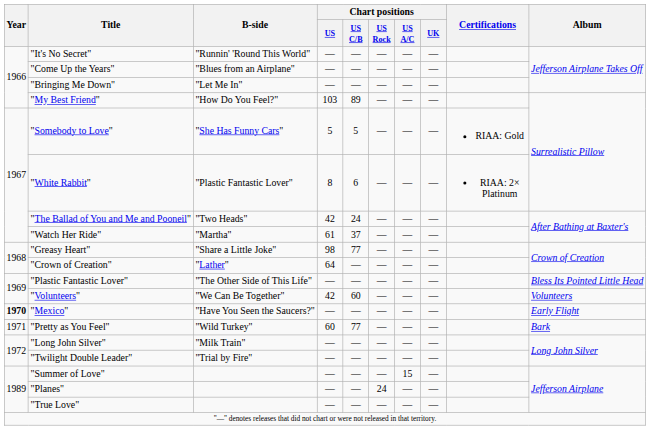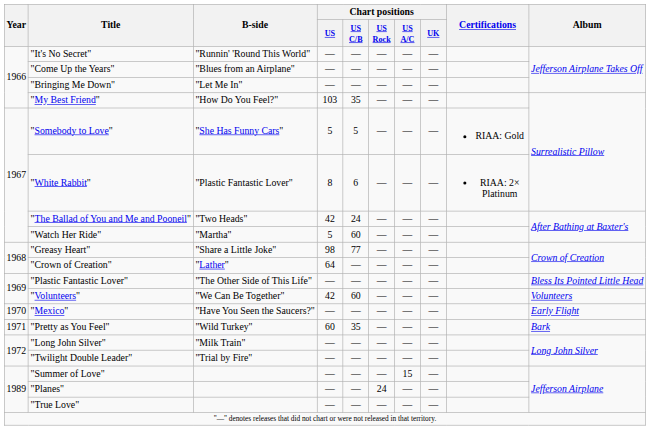(356, 100) 89 -> (356, 100) 35
(330, 234) 61 -> (330, 234) 5
(356, 234) 37 -> (356, 234) 60
(16, 311) bold -> (16, 311) normal
(356, 327) 77 -> (356, 327) 35
